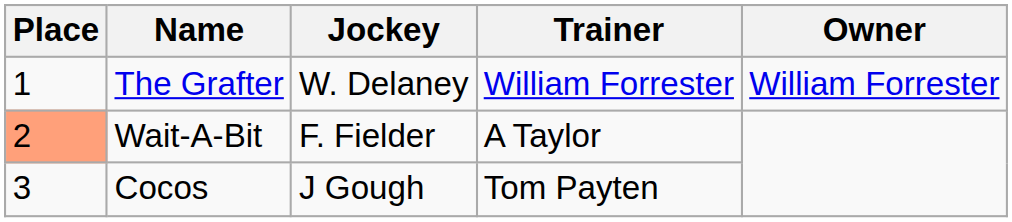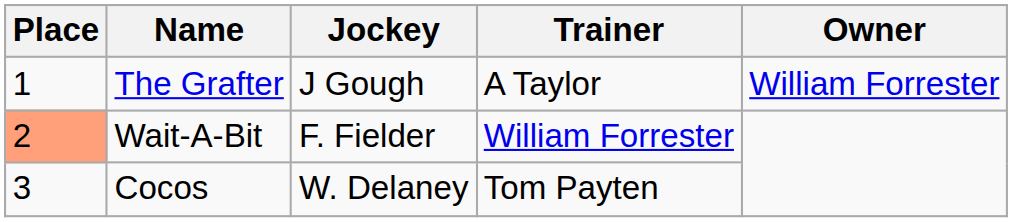(384, 83) W. Delaney -> (362, 83) J Gough
(609, 83) William Forrester -> (542, 83) A Taylor
(542, 135) A Taylor -> (609, 135) William Forrester
(362, 188) J Gough -> (384, 188) W. Delaney
